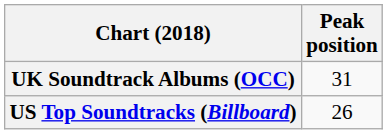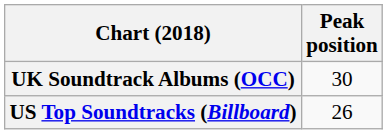(342, 78) 31 -> (342, 78) 30
